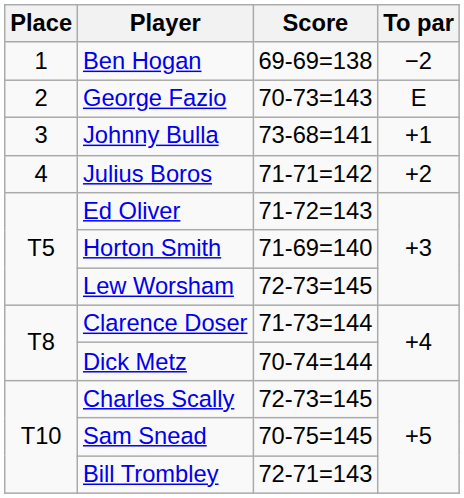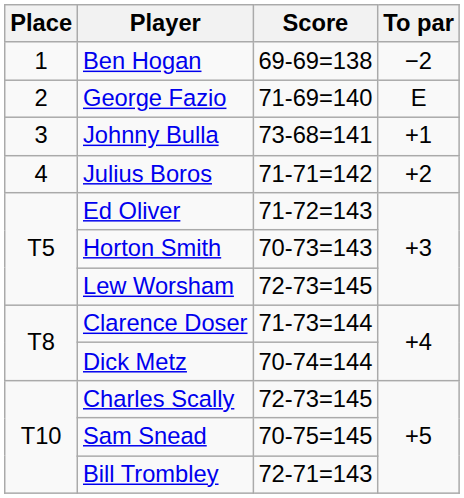(315, 98) 70-73=143 -> (315, 98) 71-69=140
(315, 248) 71-69=140 -> (315, 248) 70-73=143
